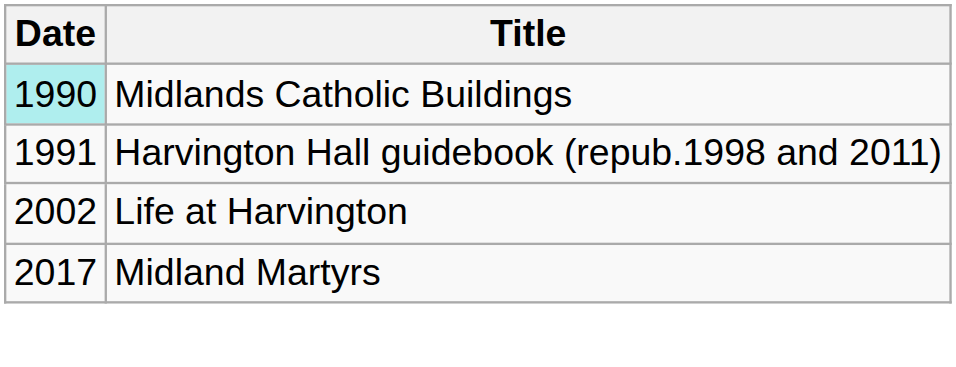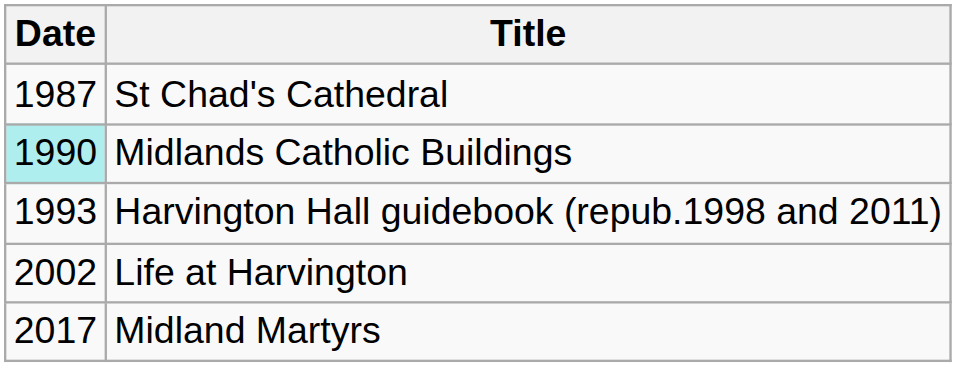+ row: (281, 93)
(55, 152) 1991 -> (55, 212) 1993
